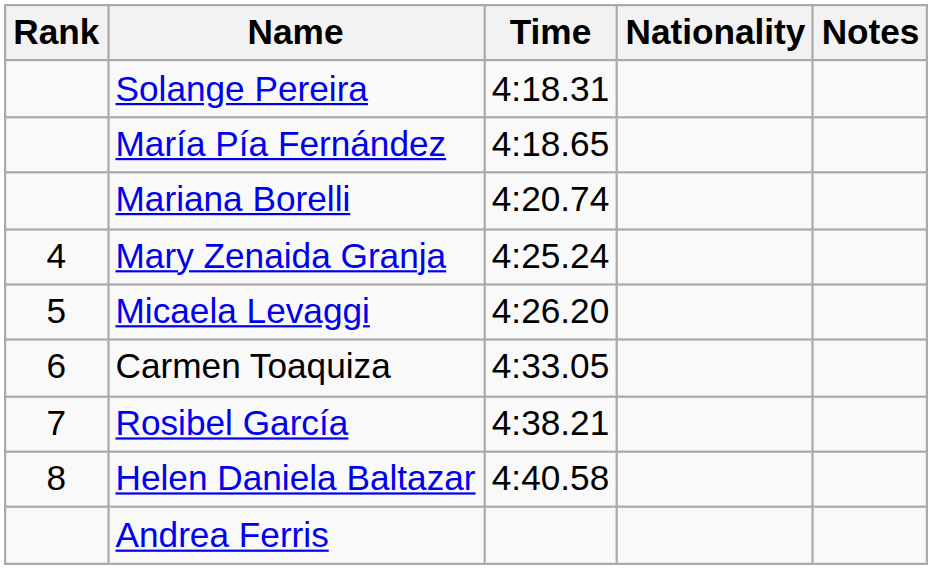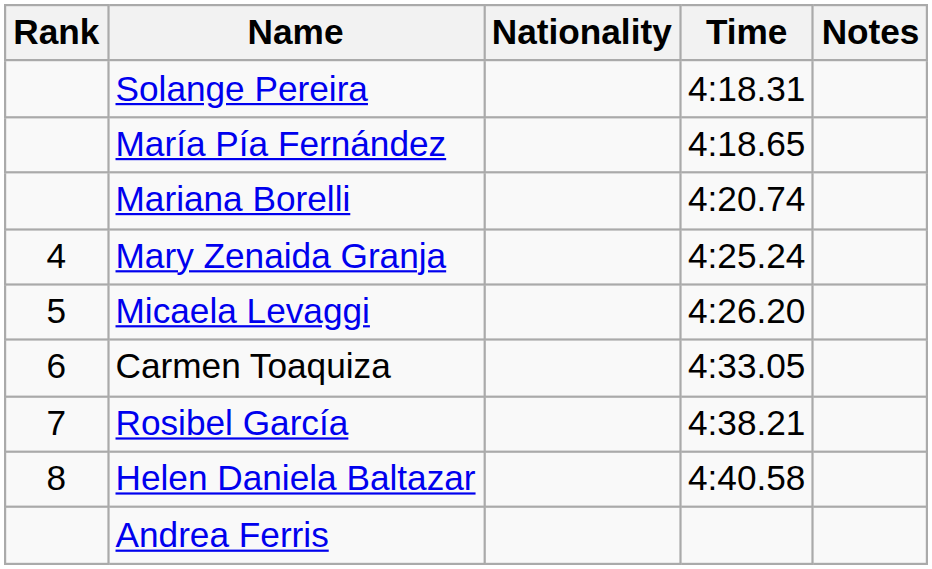columns swapped: (715, 32) <-> (550, 32)
